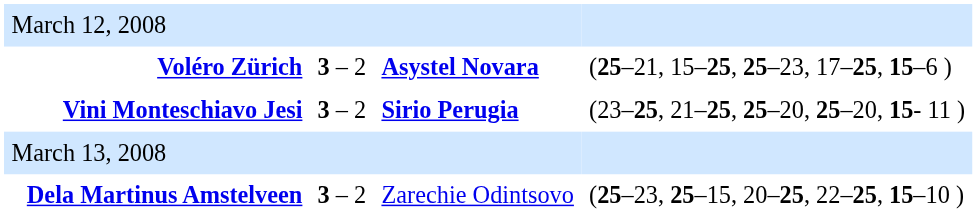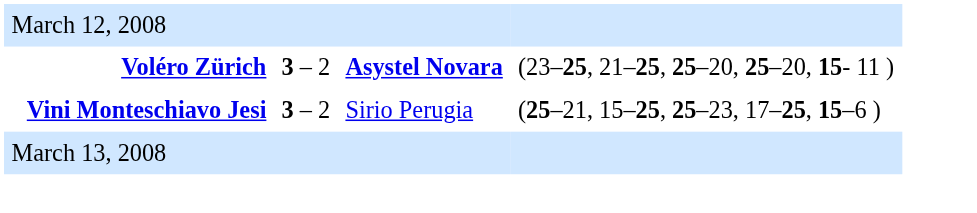(770, 67) (25–21, 15–25, 25–23, 17–25, 15–6 ) -> (706, 67) (23–25, 21–25, 25–20, 25–20, 15- 11 )
(450, 110) bold -> (409, 110) normal
(777, 110) (23–25, 21–25, 25–20, 25–20, 15- 11 ) -> (699, 110) (25–21, 15–25, 25–23, 17–25, 15–6 )
- row: (165, 195)
